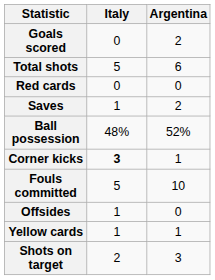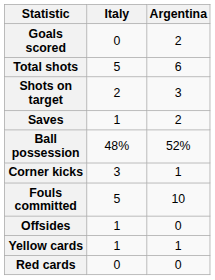rows swapped: (46, 258) <-> (46, 86)
(117, 159) bold -> (117, 173) normal
